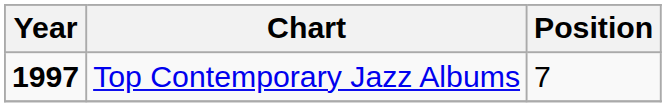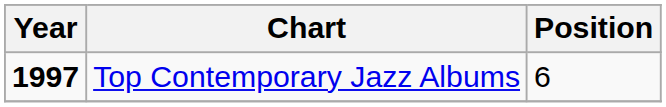(542, 76) 7 -> (542, 76) 6
